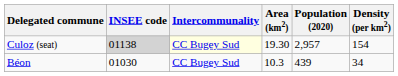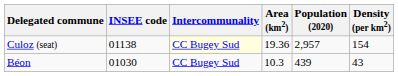(123, 44) lightgrey background -> (123, 44) no background
(277, 44) 19.30 -> (277, 44) 19.36
(358, 62) 34 -> (358, 62) 43
